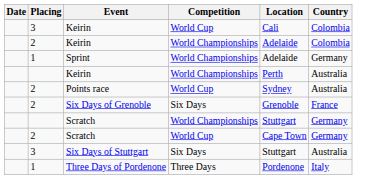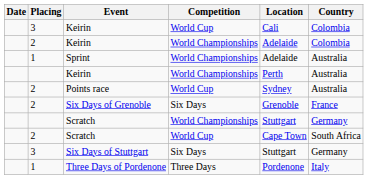(329, 58) Germany -> (329, 58) Australia
(329, 136) Germany -> (336, 136) South Africa
(329, 151) Australia -> (329, 151) Germany
